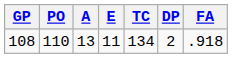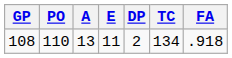columns swapped: (141, 17) <-> (171, 17)
